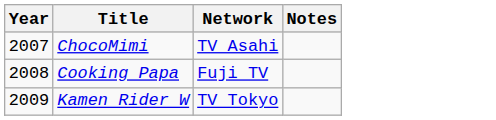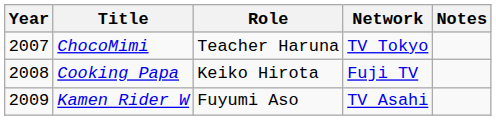+ column: (268, 18)
(238, 46) TV Asahi -> (388, 46) TV Tokyo
(238, 101) TV Tokyo -> (388, 101) TV Asahi
